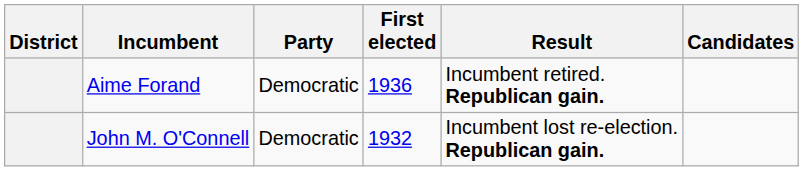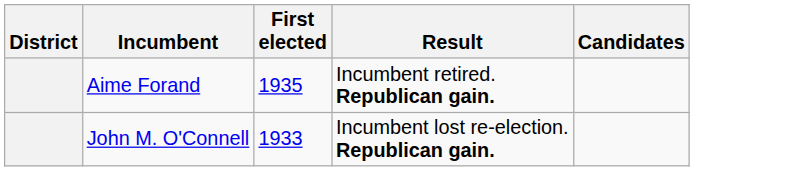- column: (309, 42)
(390, 85) 1936 -> (281, 85) 1935
(390, 138) 1932 -> (281, 138) 1933
